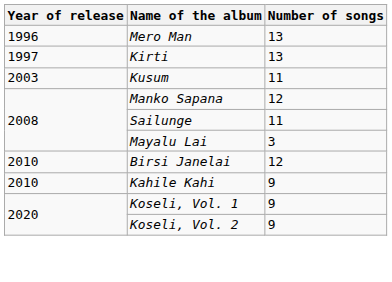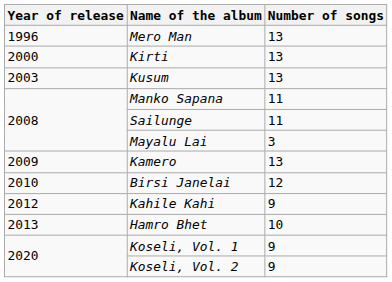(23, 57) 1997 -> (23, 57) 2000
(276, 78) 11 -> (276, 78) 13
(276, 99) 12 -> (276, 99) 11
+ row: (153, 162)
(23, 183) 2010 -> (23, 204) 2012
+ row: (169, 225)
